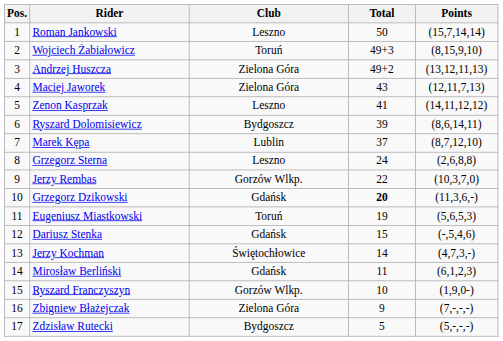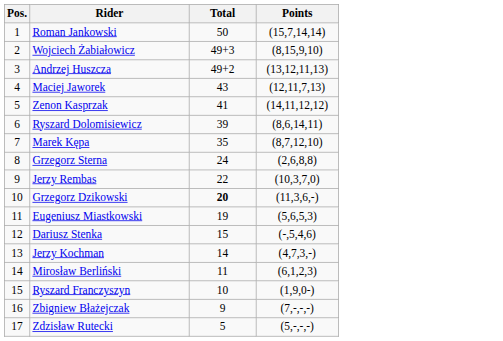- column: (269, 13)
(382, 142) 37 -> (223, 142) 35
